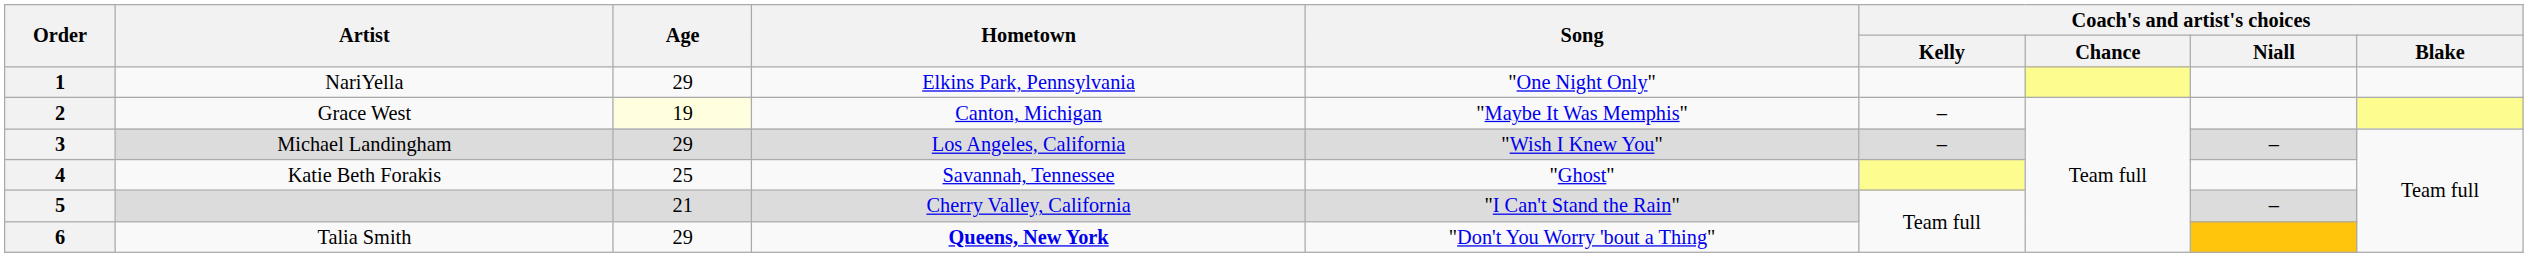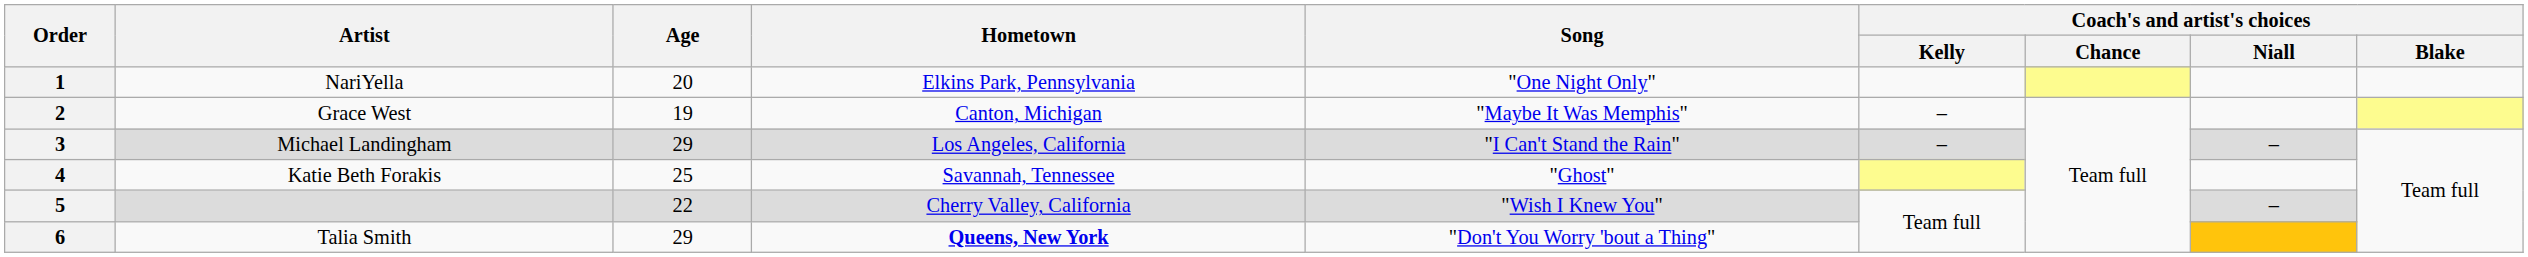(683, 82) 29 -> (683, 82) 20
(683, 113) lightyellow background -> (683, 113) no background
(1582, 144) "Wish I Knew You" -> (1582, 144) "I Can't Stand the Rain"
(683, 206) 21 -> (683, 206) 22
(1582, 206) "I Can't Stand the Rain" -> (1582, 206) "Wish I Knew You"
